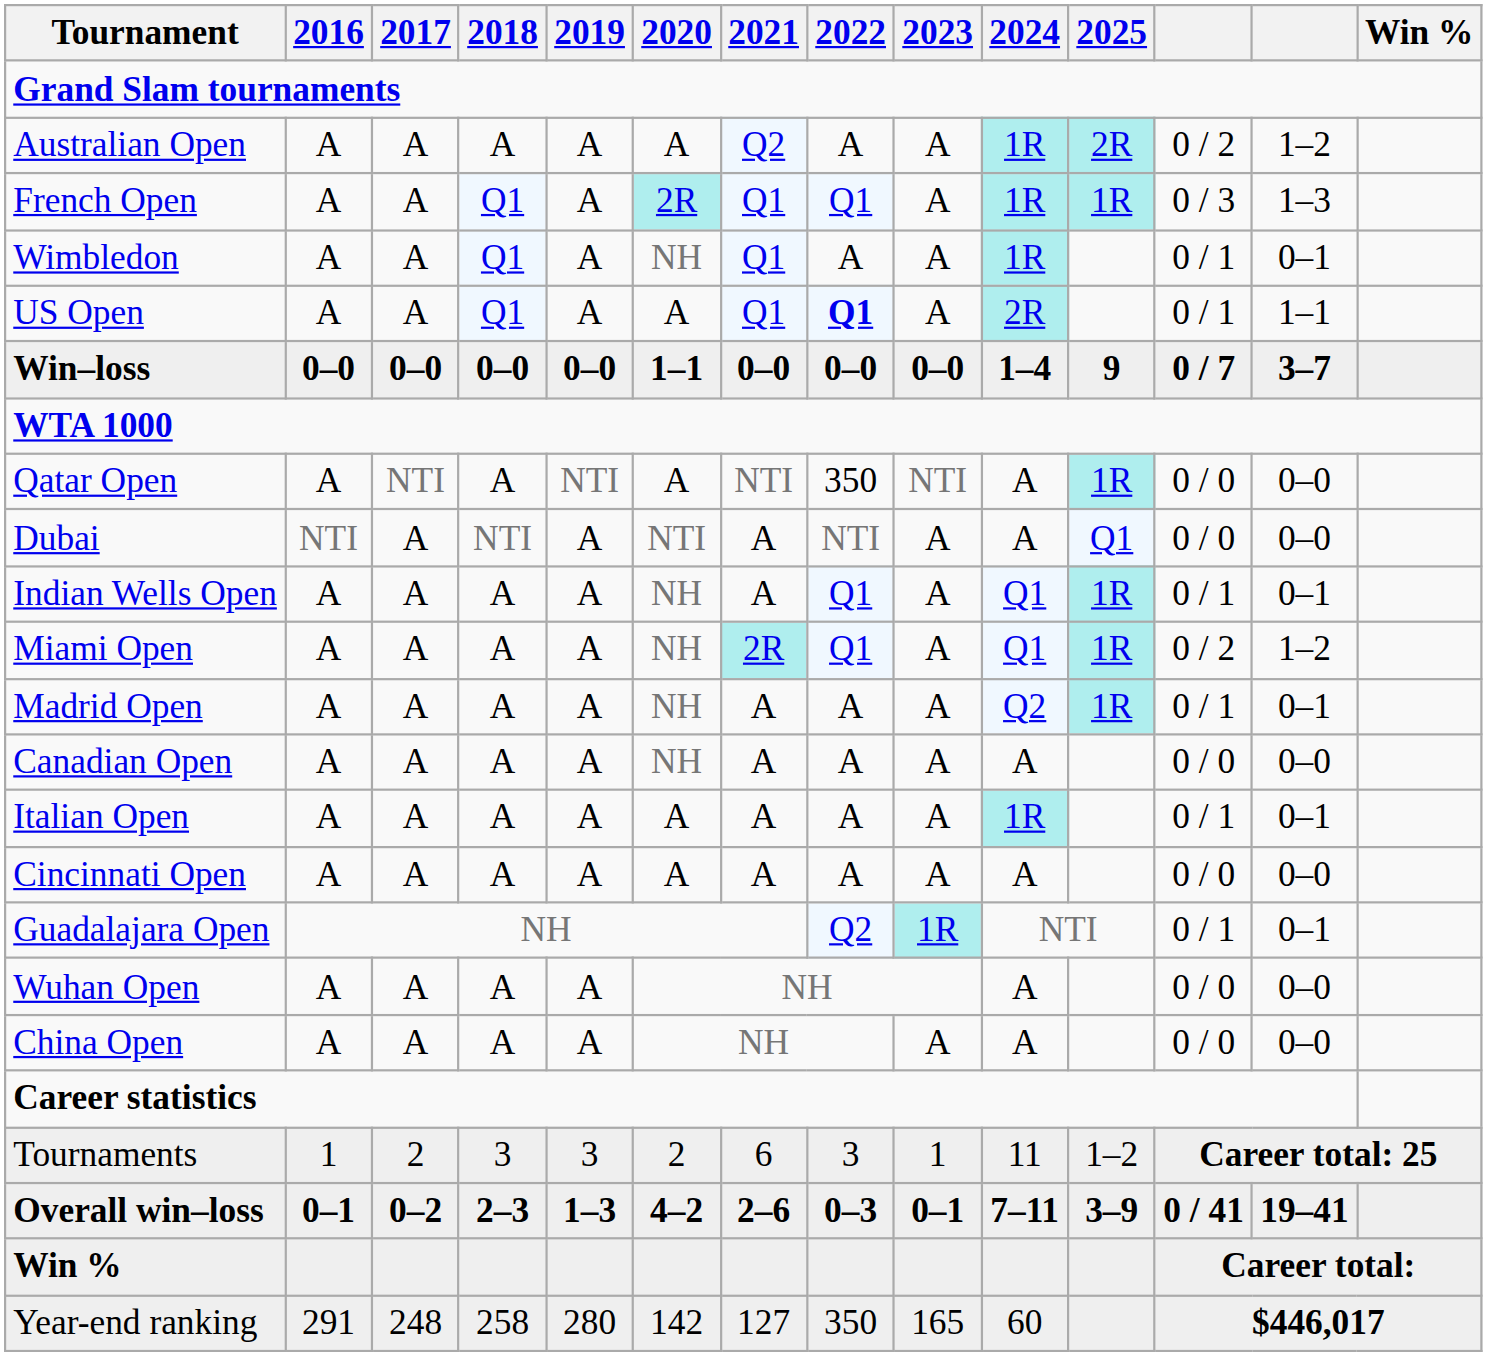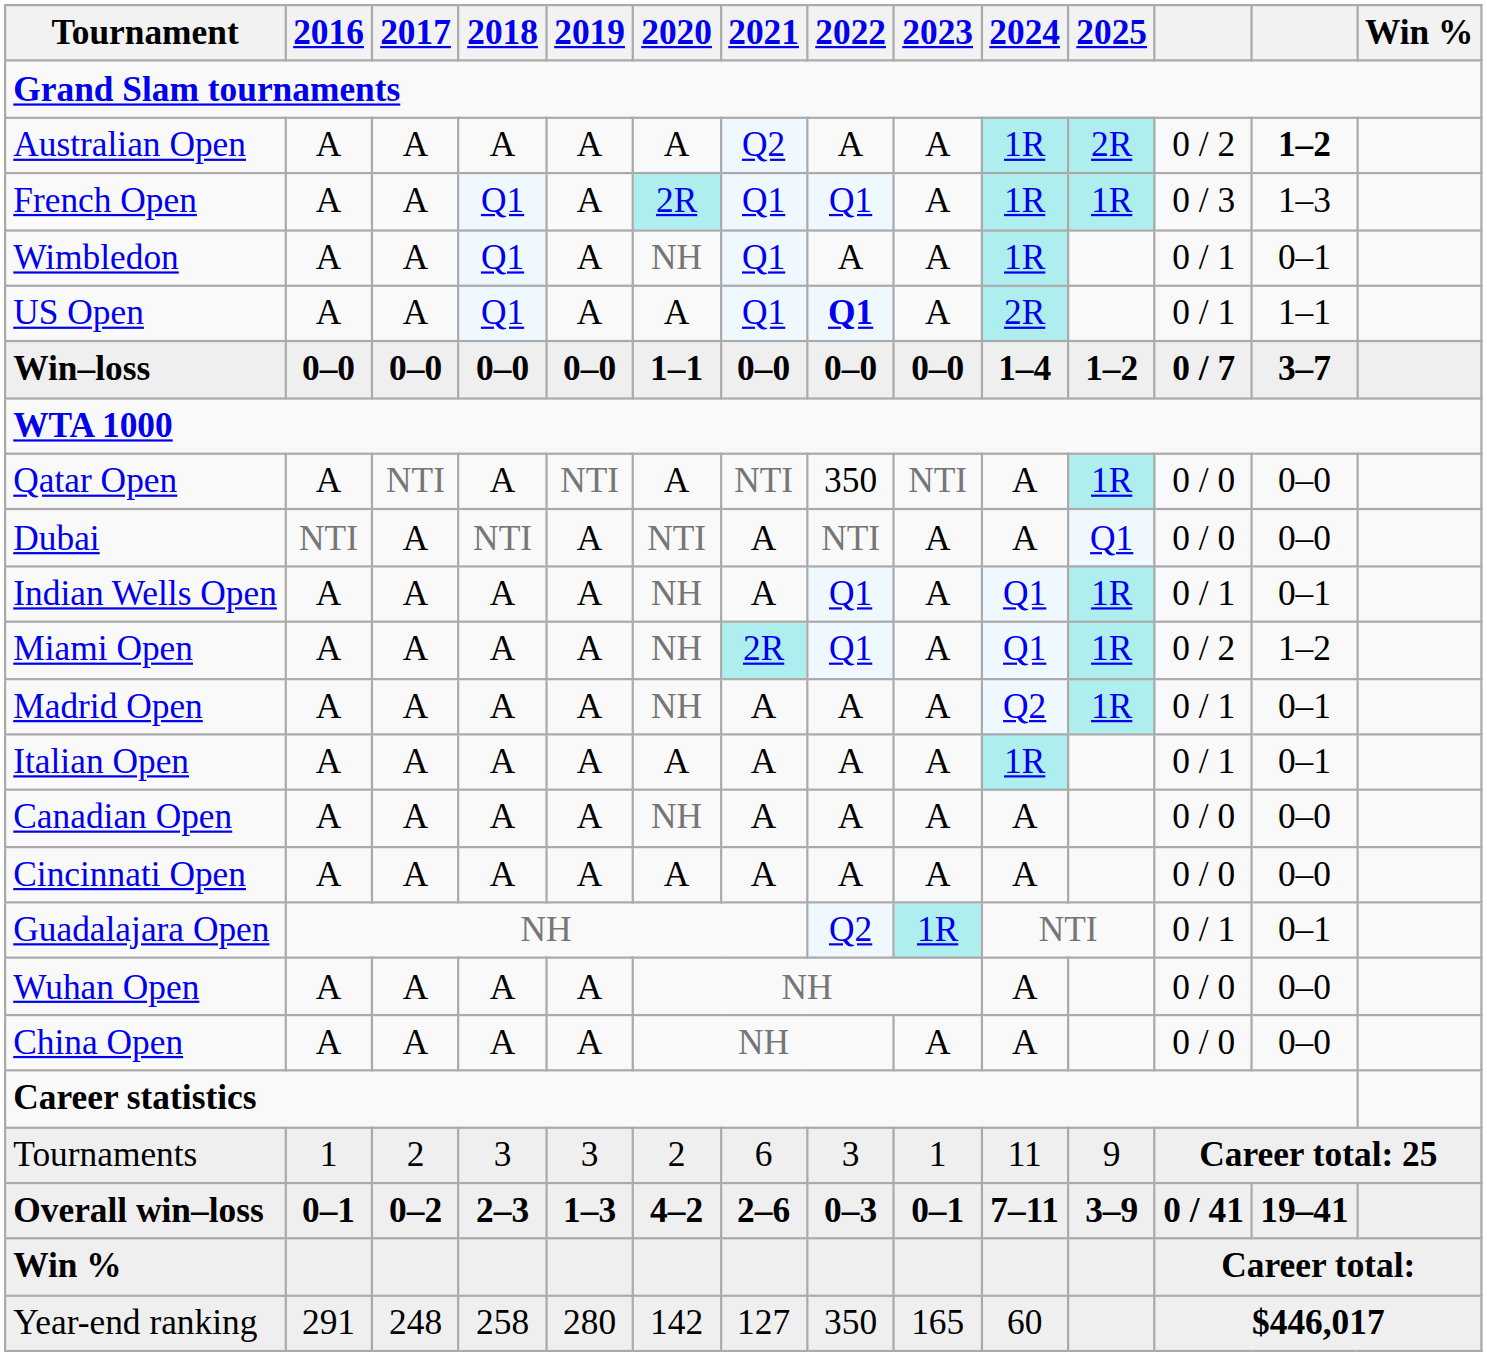(1304, 144) normal -> (1304, 144) bold
(1112, 369) 9 -> (1112, 369) 1–2
rows swapped: (101, 817) <-> (123, 761)
(1112, 1154) 1–2 -> (1112, 1154) 9
